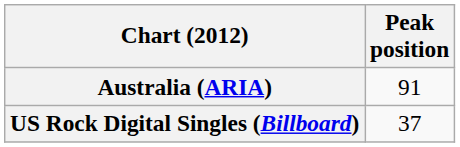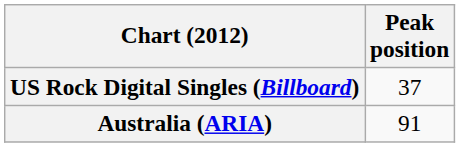rows swapped: (185, 86) <-> (185, 123)
